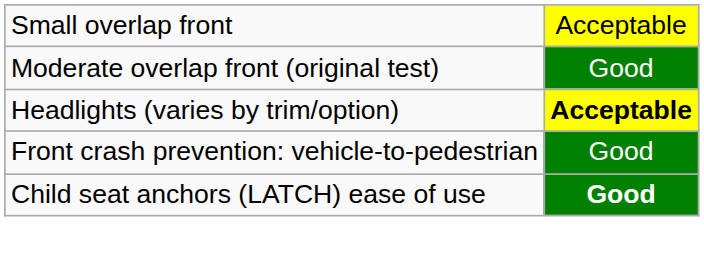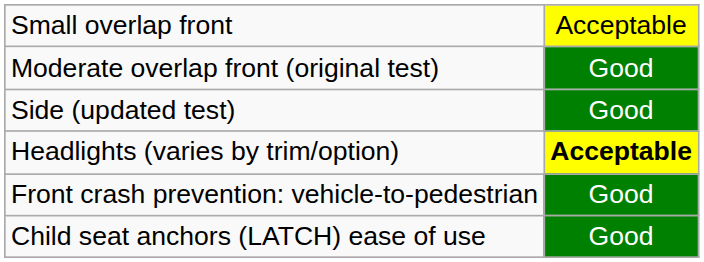+ row: (123, 109)
(621, 194) bold -> (621, 236) normal
